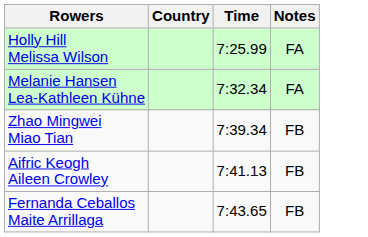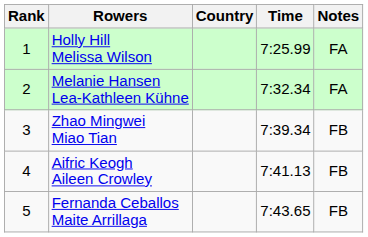+ column: (26, 16)
